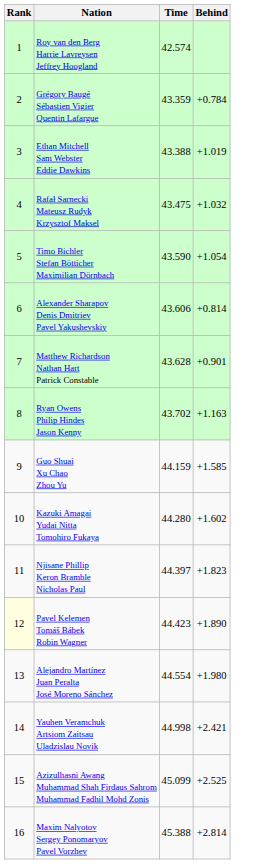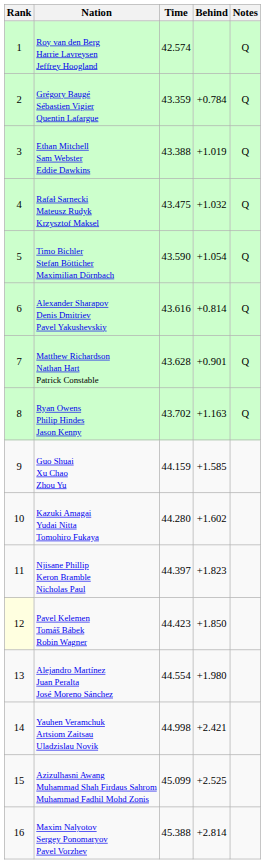+ column: (245, 12)
(176, 309) 43.606 -> (176, 309) 43.616
(212, 623) +1.890 -> (212, 623) +1.850
